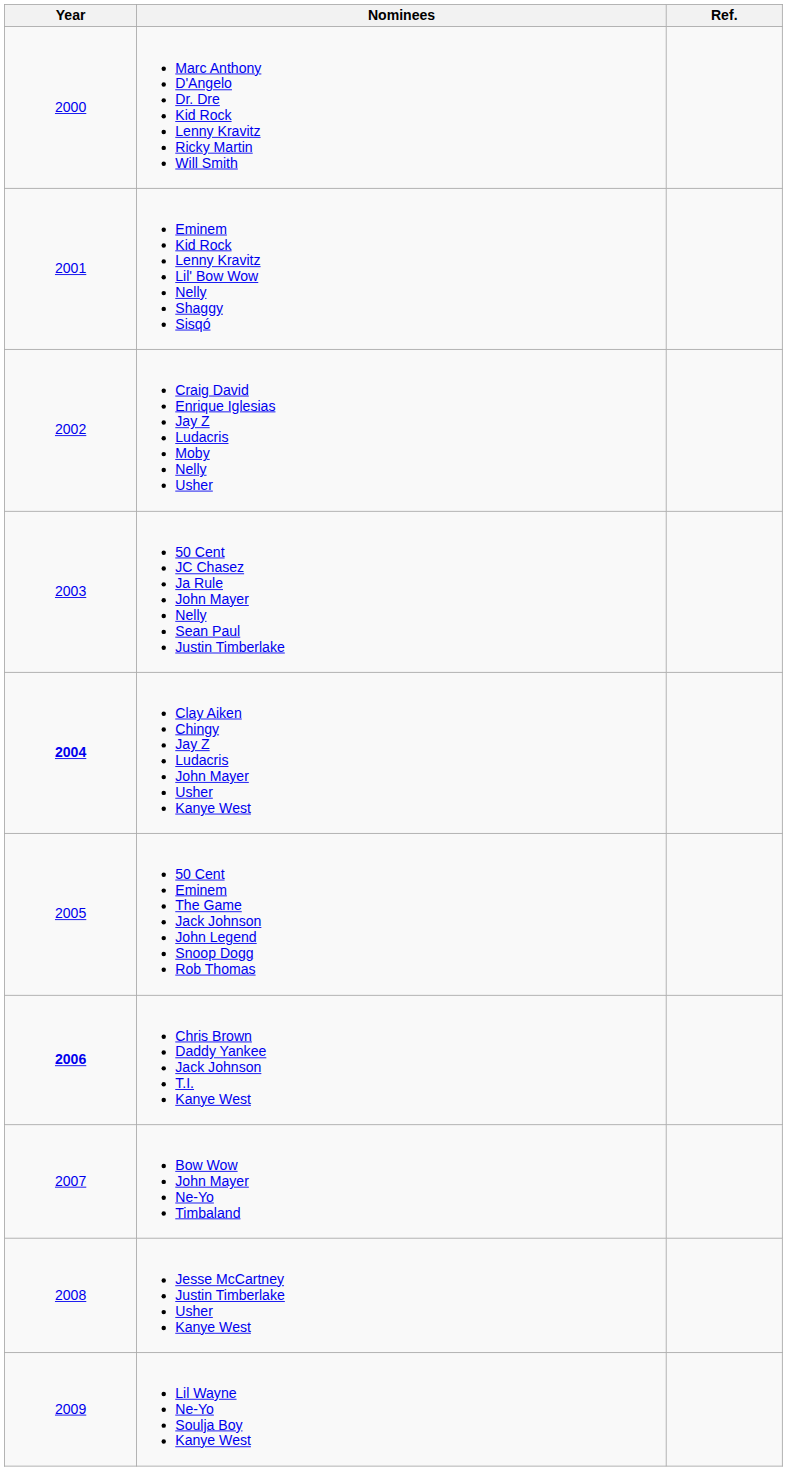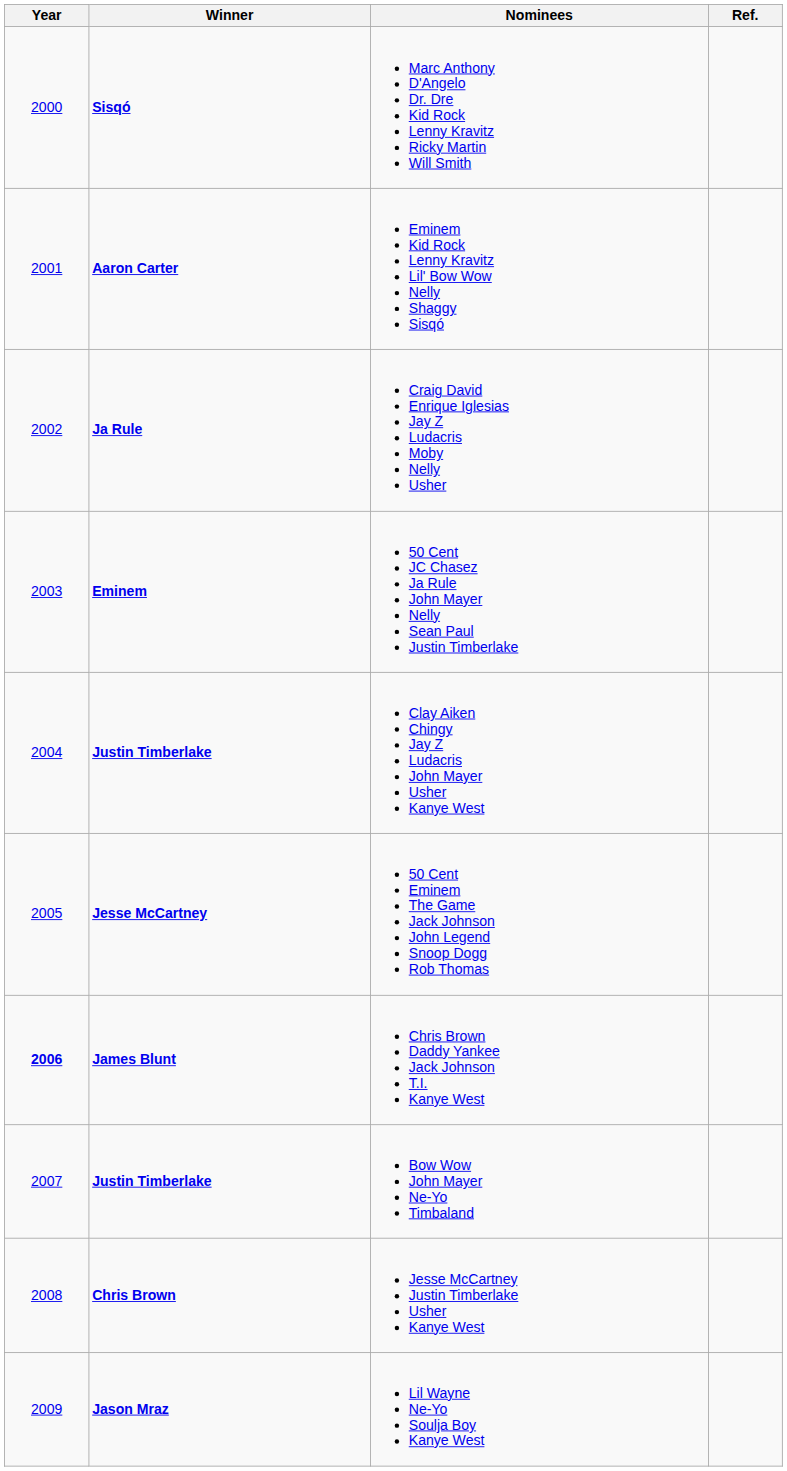+ column: (230, 15)
(71, 752) bold -> (47, 752) normal
